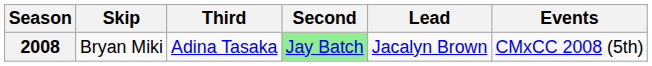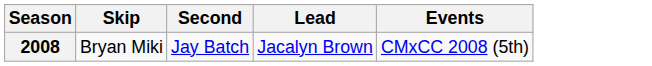- column: (224, 18)
(325, 46) lightgreen background -> (210, 46) no background
